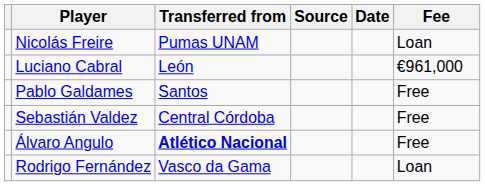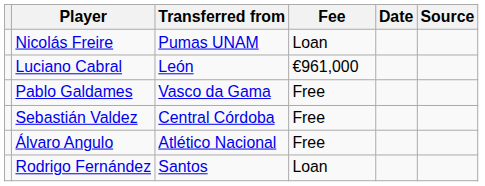columns swapped: (436, 17) <-> (321, 17)
(183, 92) Santos -> (215, 92) Vasco da Gama
(223, 142) bold -> (217, 142) normal
(215, 167) Vasco da Gama -> (183, 167) Santos
